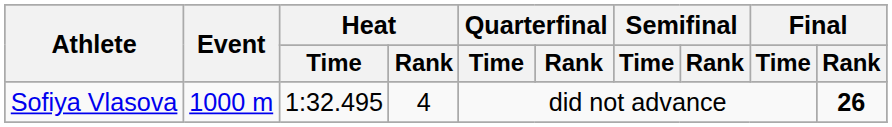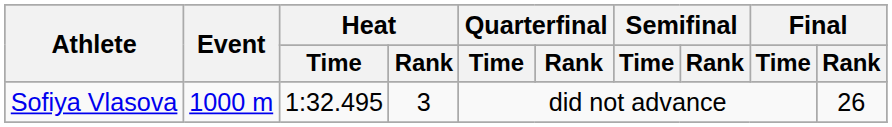(424, 103) 4 -> (424, 103) 3
(851, 103) bold -> (851, 103) normal
